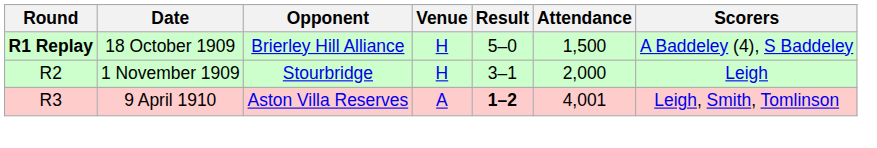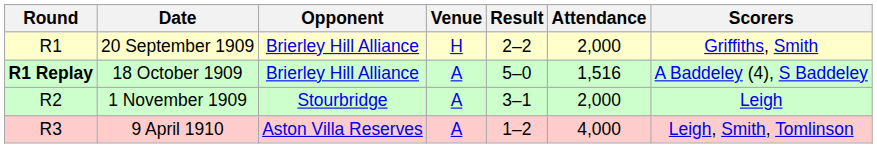+ row: (178, 45)
(442, 45) H -> (456, 73) A
(584, 45) 1,500 -> (599, 73) 1,516
(442, 73) H -> (456, 101) A
(502, 101) bold -> (517, 128) normal
(584, 101) 4,001 -> (599, 128) 4,000
